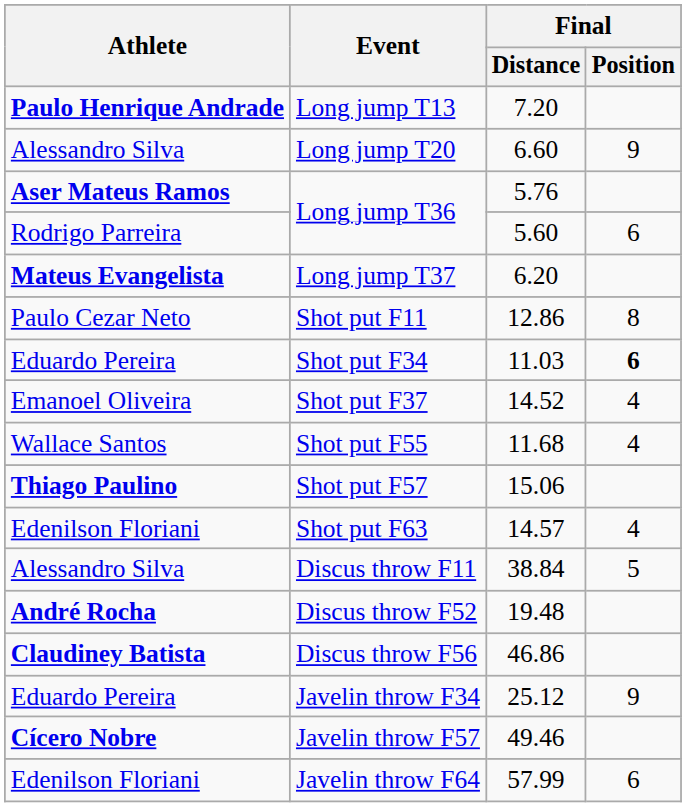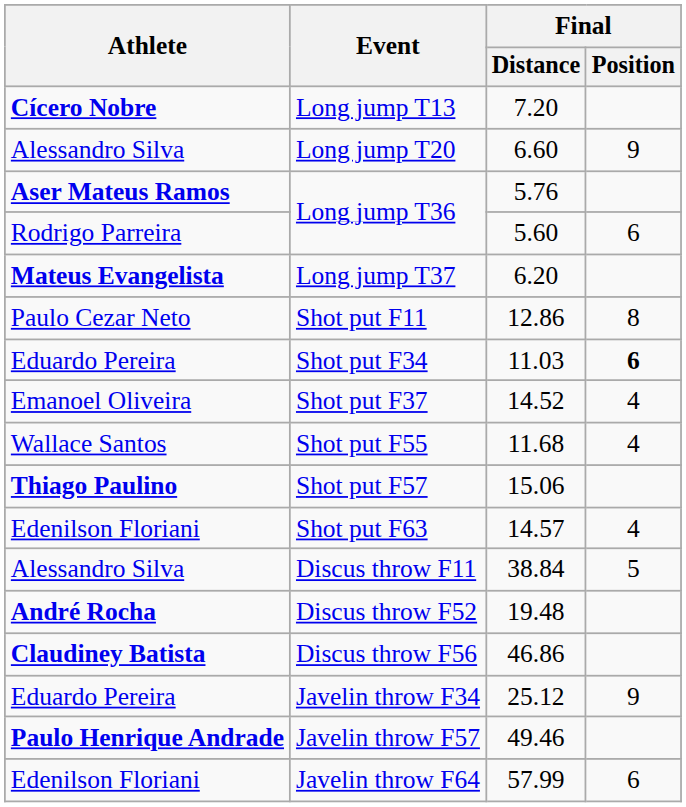(147, 107) Paulo Henrique Andrade -> (84, 107) Cícero Nobre
(84, 738) Cícero Nobre -> (147, 738) Paulo Henrique Andrade
